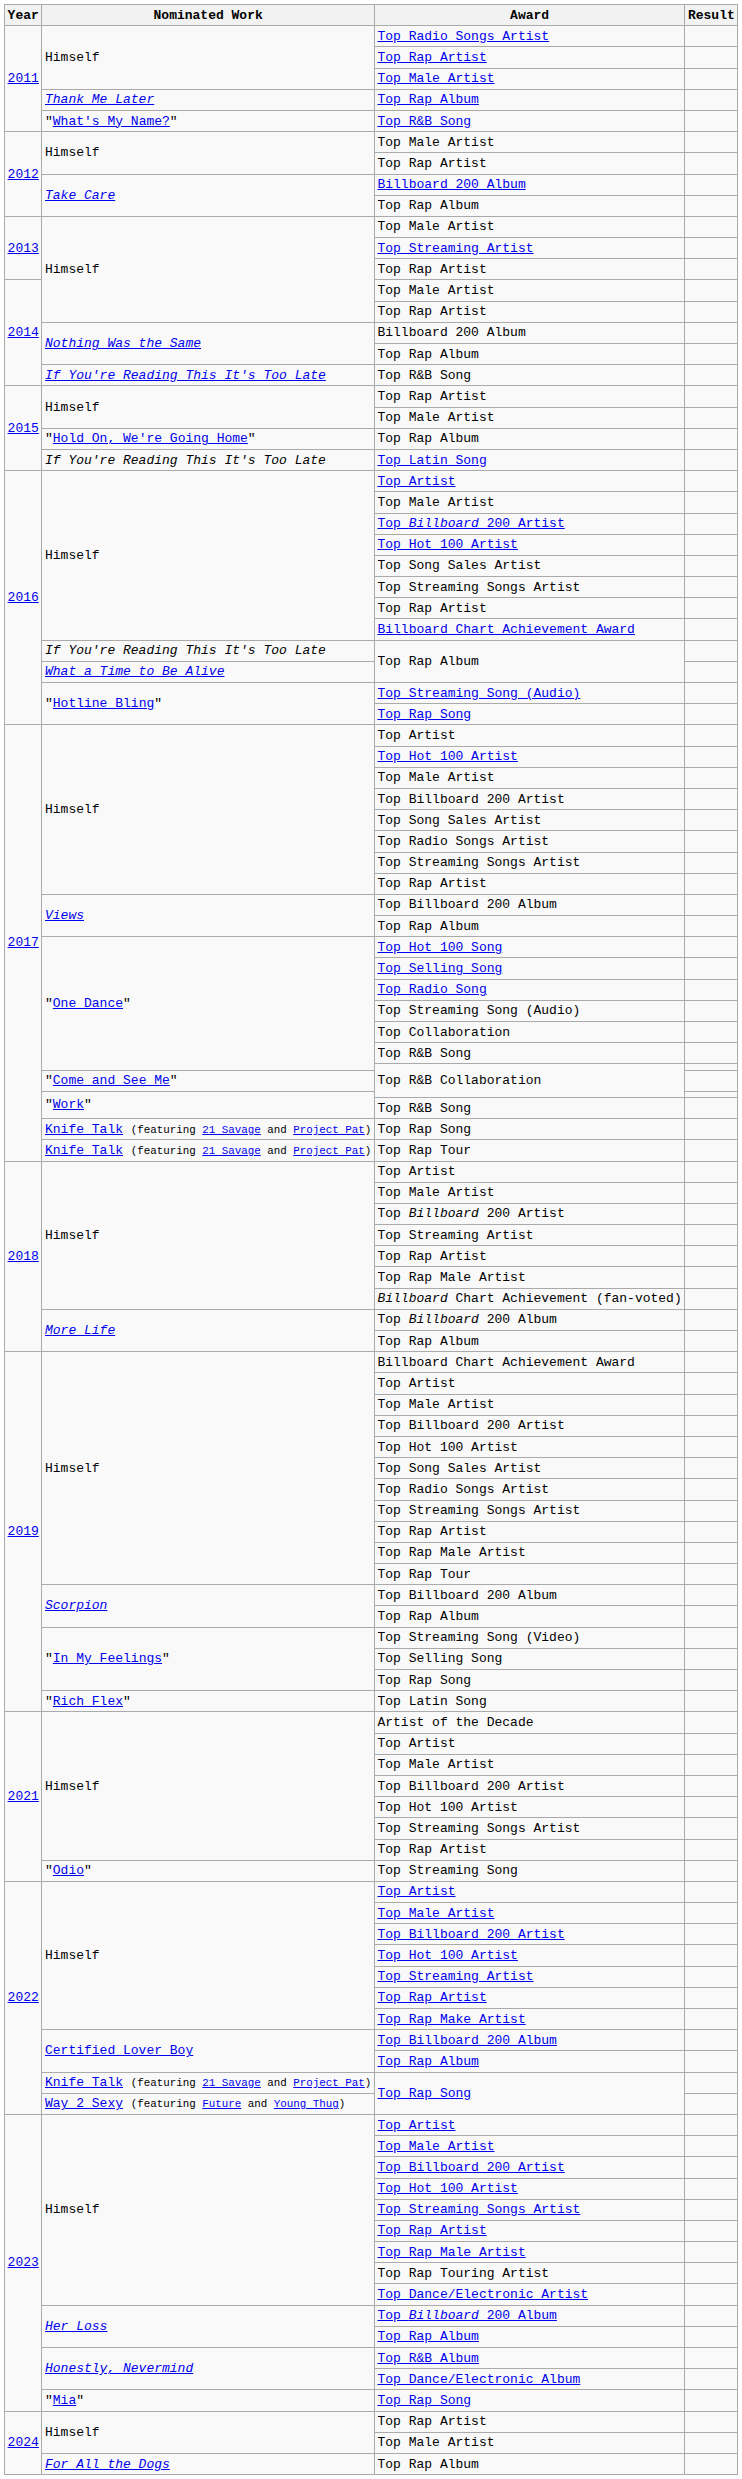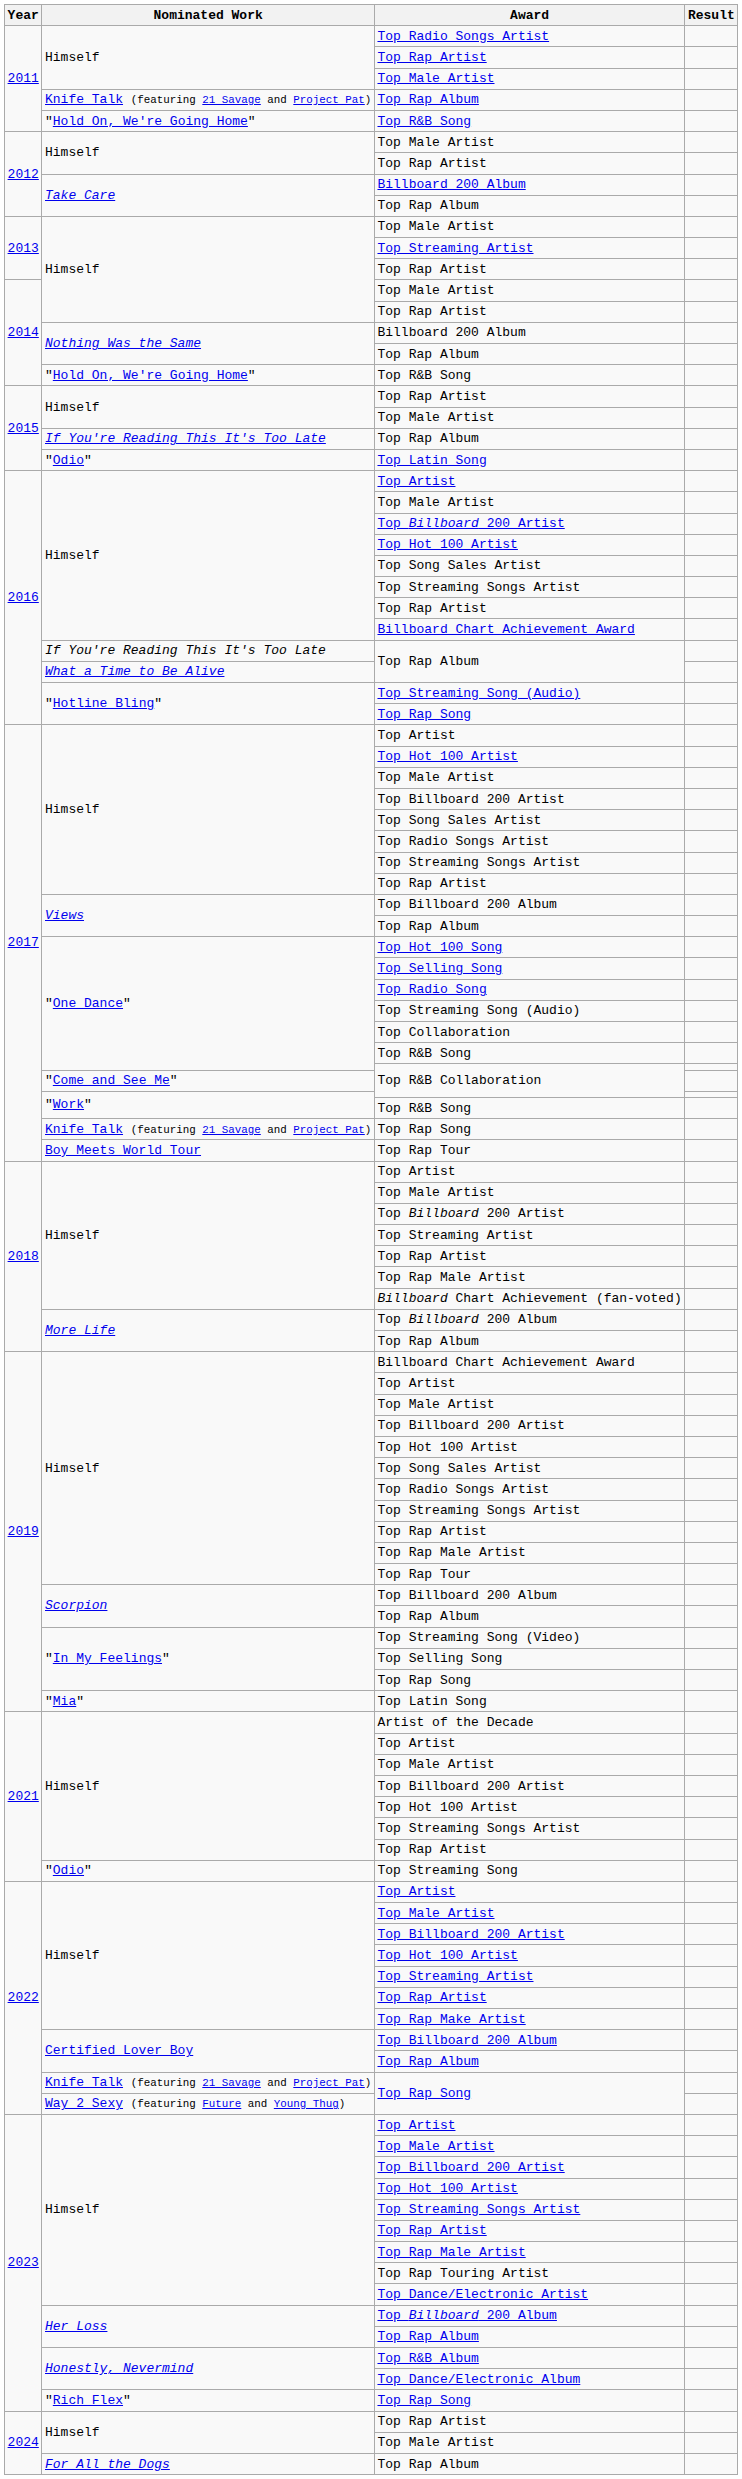(100, 100) Thank Me Later -> (208, 100) Knife Talk (featuring 21 Savage and Project Pat)
(111, 121) "What's My Name?" -> (150, 121) "Hold On, We're Going Home"
(185, 375) If You're Reading This It's Too Late -> (150, 375) "Hold On, We're Going Home"
(150, 439) "Hold On, We're Going Home" -> (185, 439) If You're Reading This It's Too Late
(185, 460) If You're Reading This It's Too Late -> (68, 460) "Odio"
(208, 1150) Knife Talk (featuring 21 Savage and Project Pat) -> (123, 1150) Boy Meets World Tour
(88, 1701) "Rich Flex" -> (65, 1701) "Mia"
(65, 2400) "Mia" -> (88, 2400) "Rich Flex"
